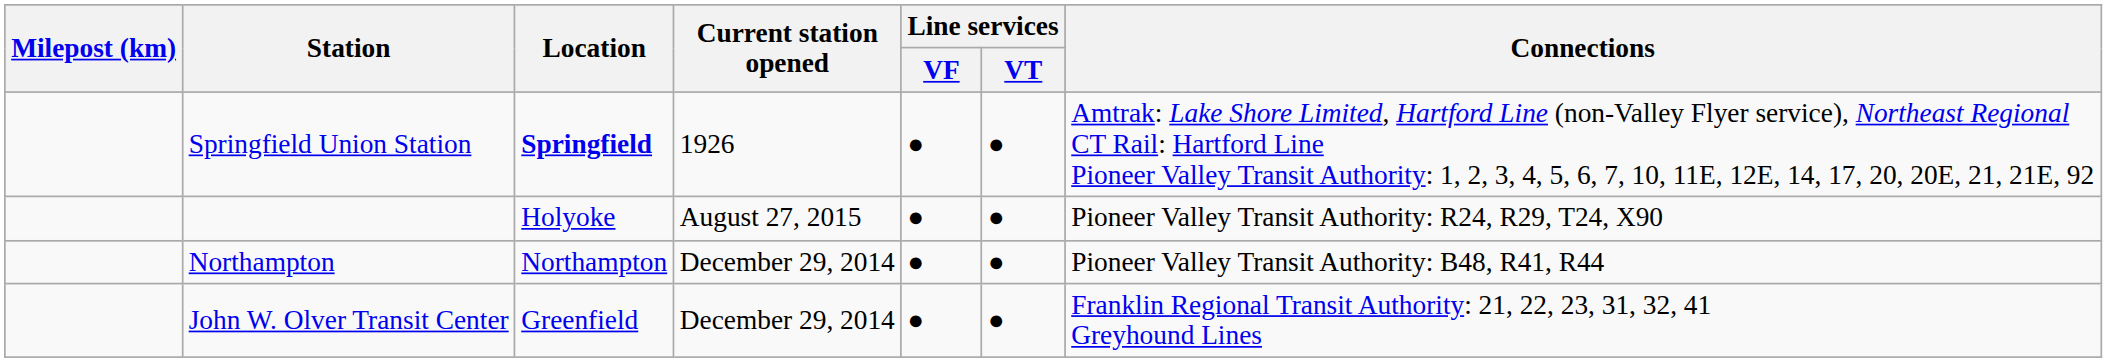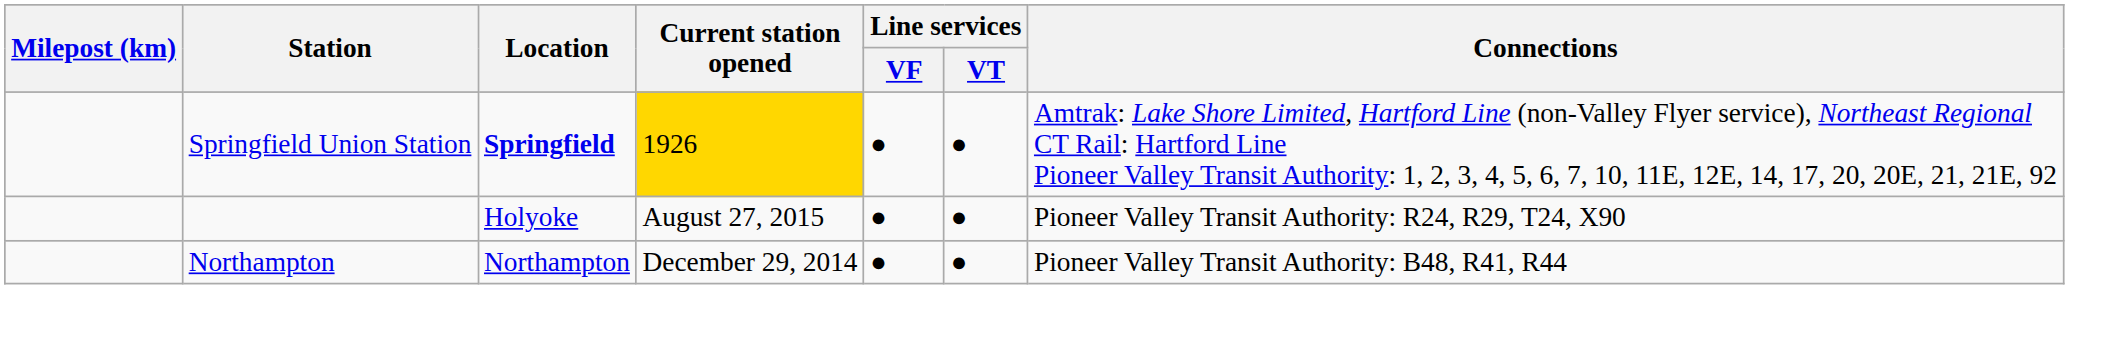(707, 143) no background -> (670, 143) gold background
- row: (349, 320)
